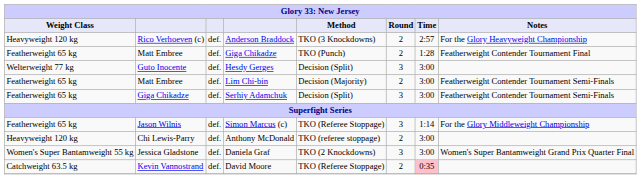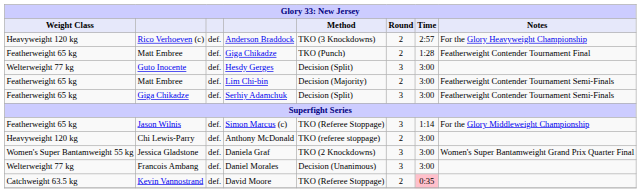+ row: (252, 166)
